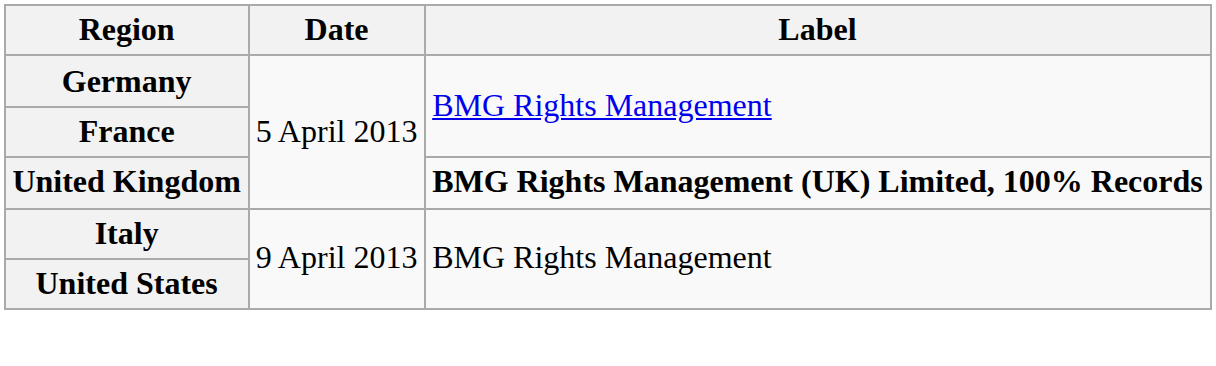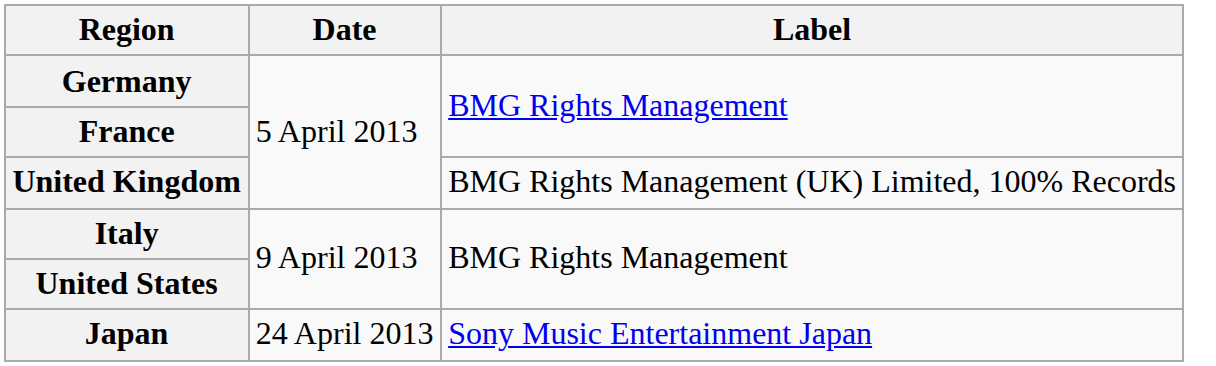(817, 182) bold -> (812, 182) normal
+ row: (127, 334)
